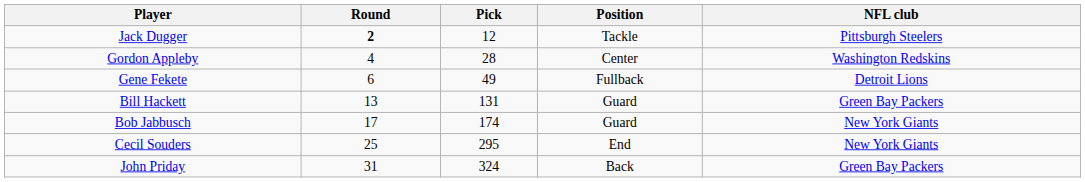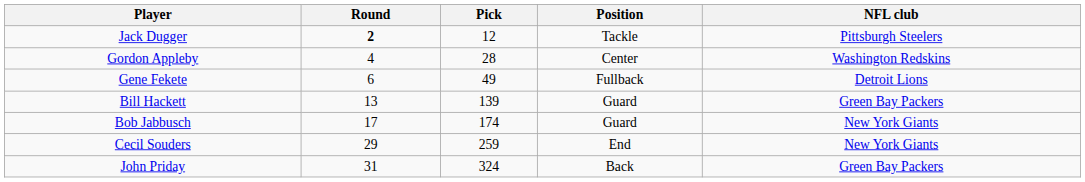(489, 101) 131 -> (489, 101) 139
(371, 144) 25 -> (371, 144) 29
(489, 144) 295 -> (489, 144) 259
